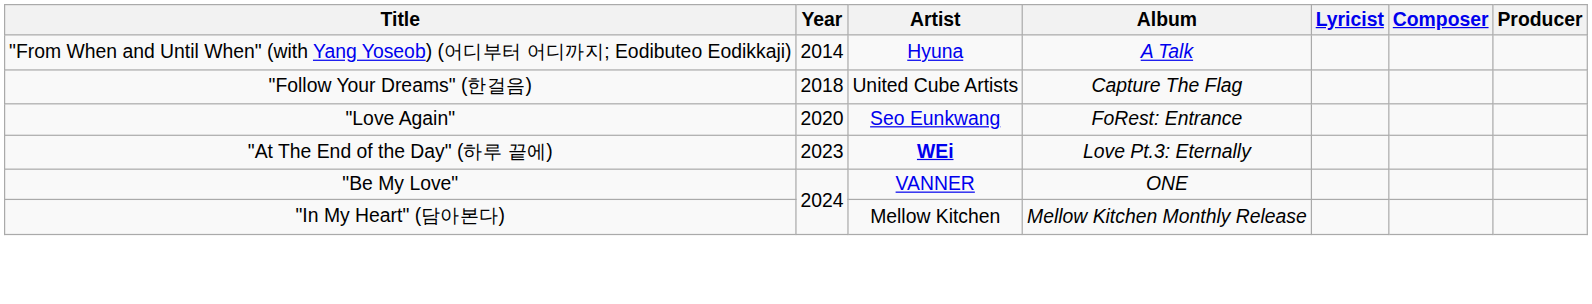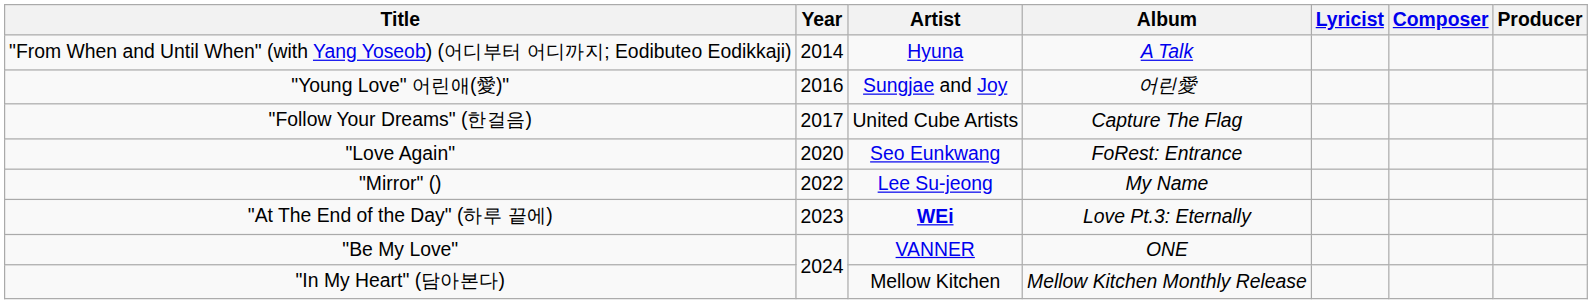+ row: (400, 86)
(822, 86) 2018 -> (822, 121) 2017
+ row: (400, 184)
